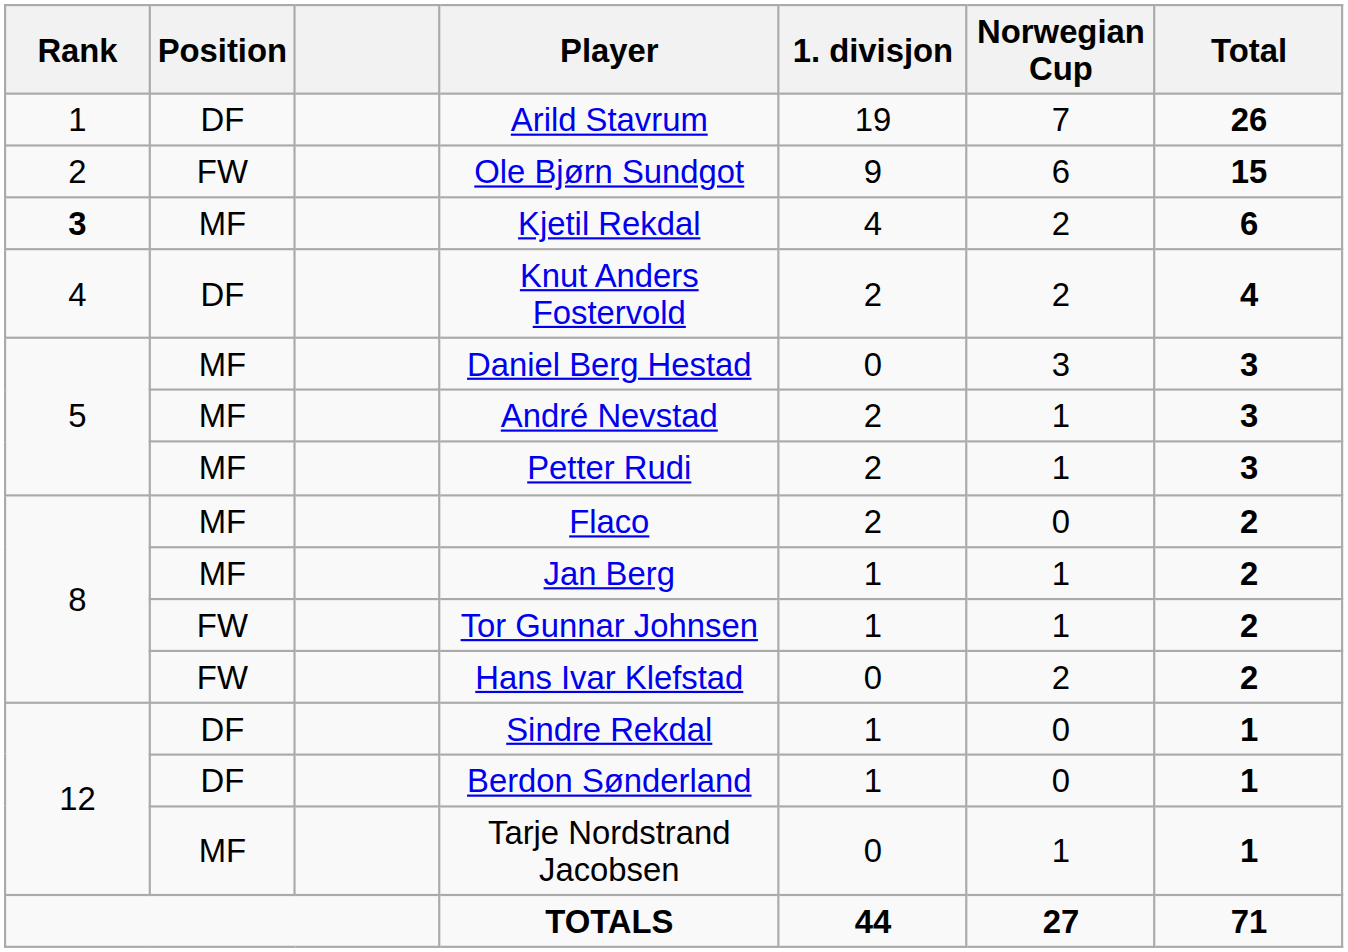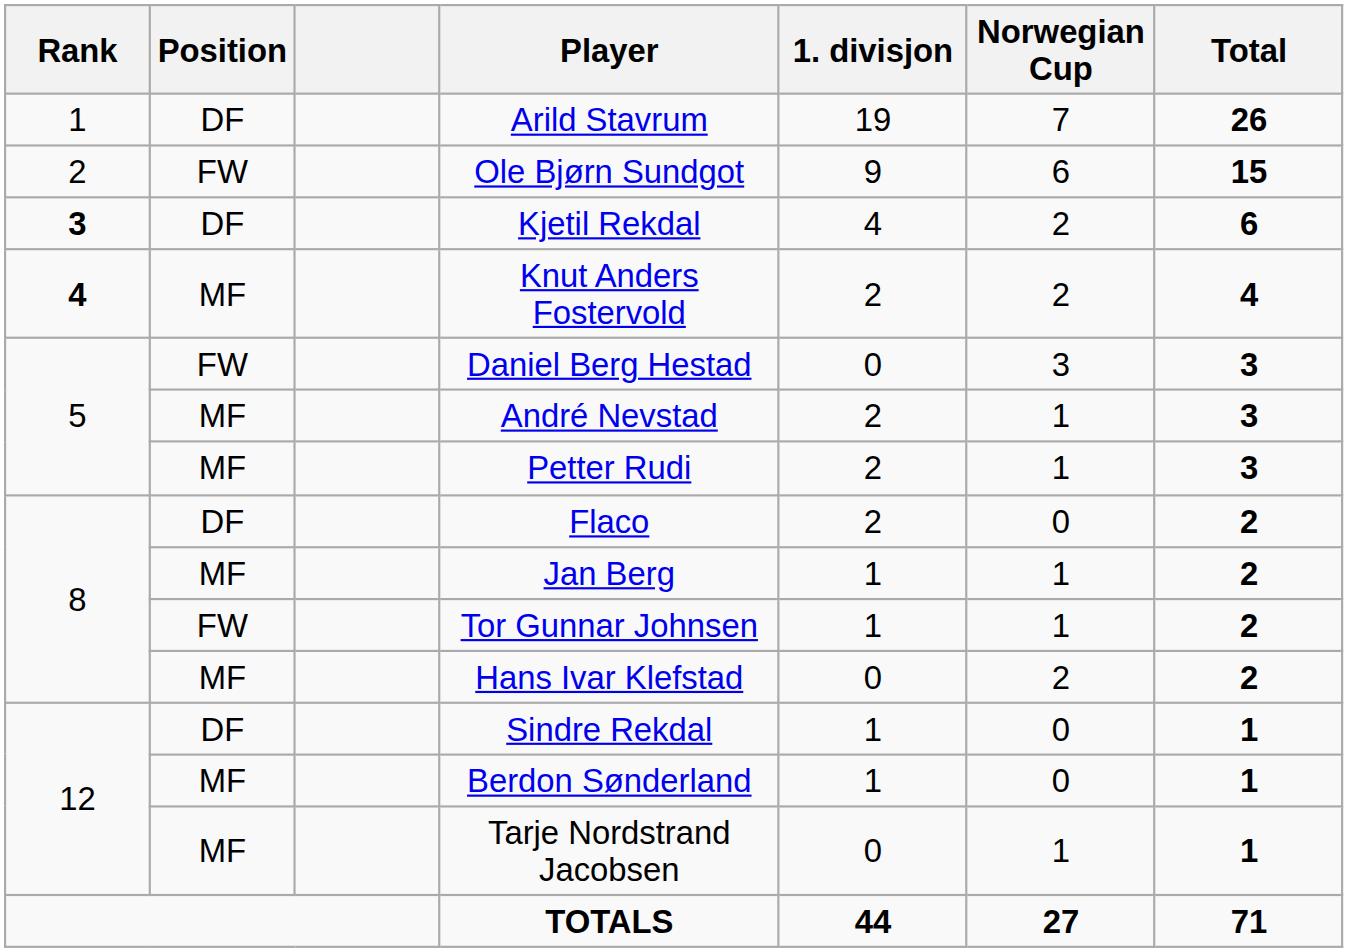(222, 224) MF -> (222, 224) DF
(77, 294) normal -> (77, 294) bold
(222, 294) DF -> (222, 294) MF
(222, 365) MF -> (222, 365) FW
(222, 520) MF -> (222, 520) DF
(222, 676) FW -> (222, 676) MF
(222, 780) DF -> (222, 780) MF
